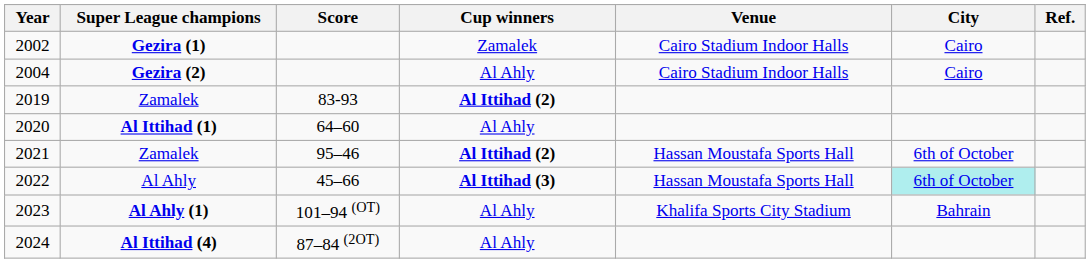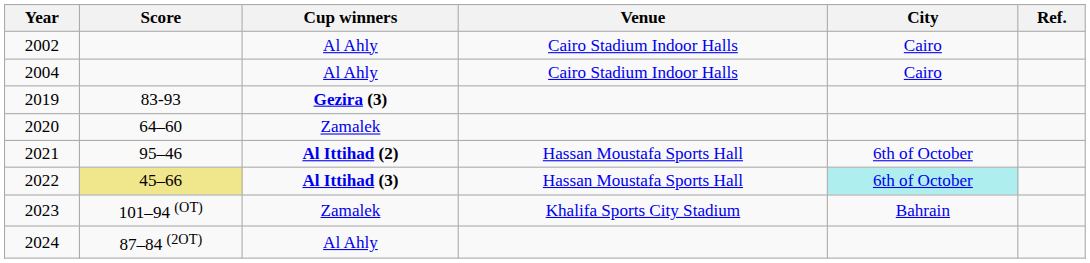- column: (169, 18)
(507, 45) Zamalek -> (350, 45) Al Ahly
(507, 99) Al Ittihad (2) -> (350, 99) Gezira (3)
(507, 126) Al Ahly -> (350, 126) Zamalek
(338, 180) no background -> (161, 180) khaki background
(507, 210) Al Ahly -> (350, 210) Zamalek
